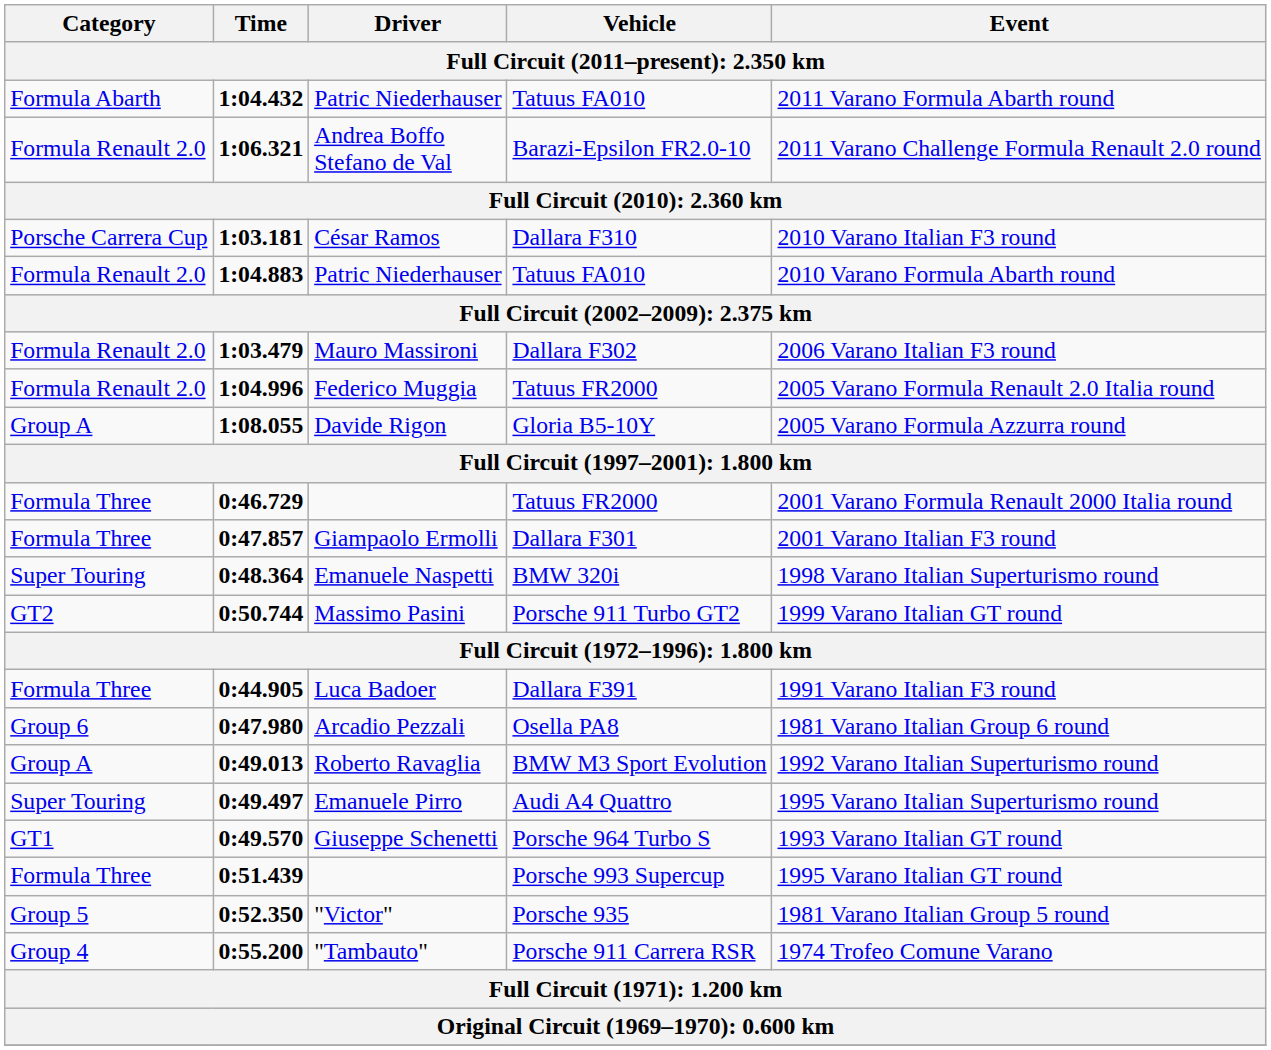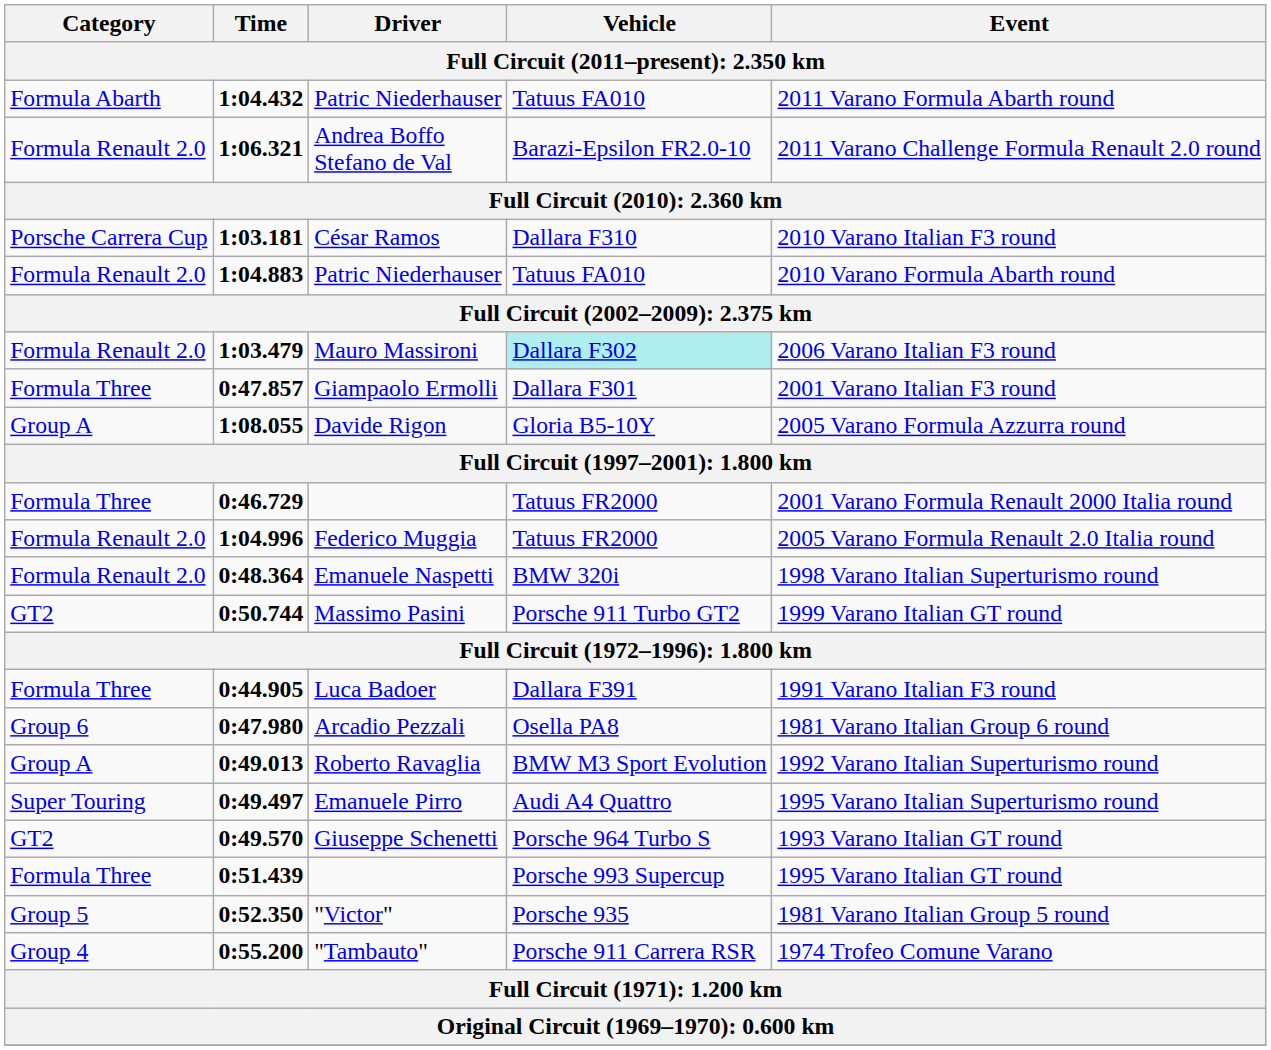(575, 350) no background -> (575, 350) paleturquoise background
rows swapped: (261, 387) <-> (261, 538)
(78, 575) Super Touring -> (108, 575) Formula Renault 2.0
(32, 838) GT1 -> (32, 838) GT2
